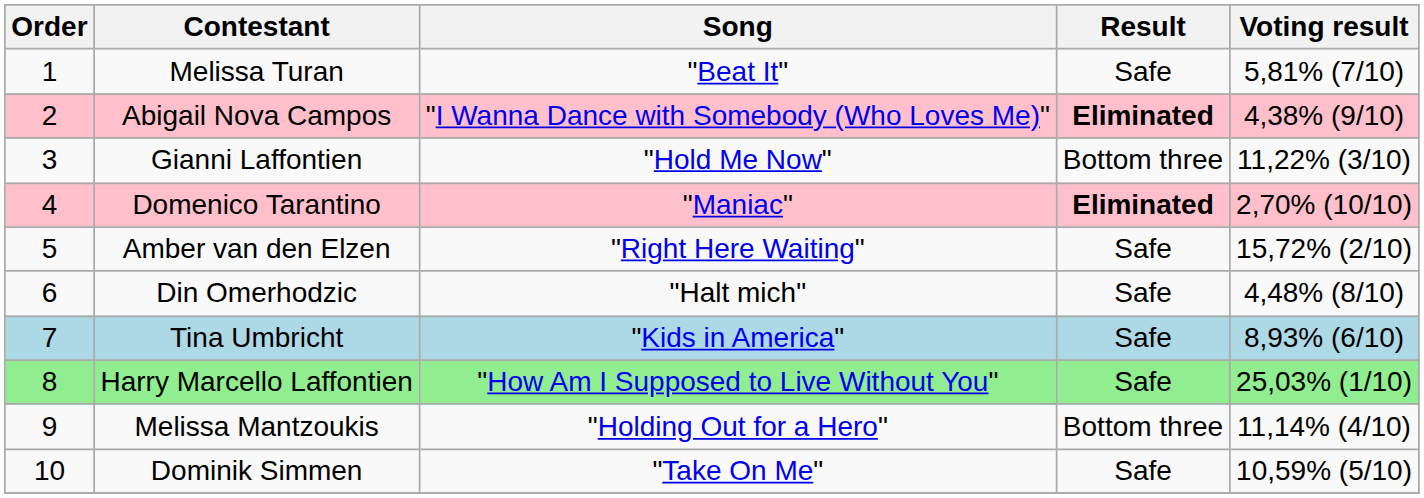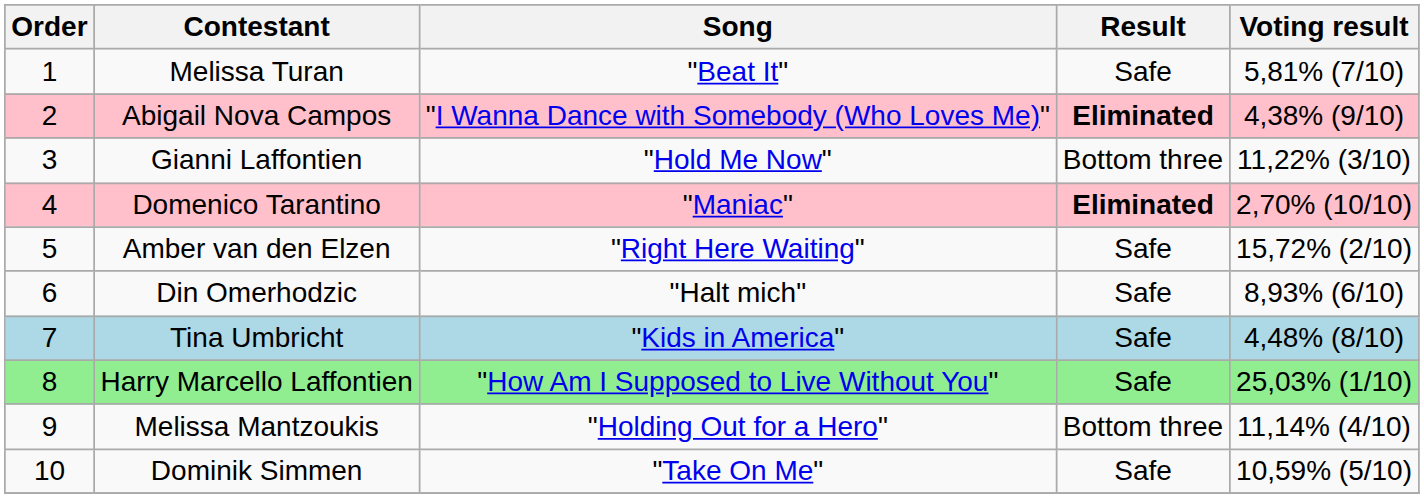(1324, 293) 4,48% (8/10) -> (1324, 293) 8,93% (6/10)
(1324, 337) 8,93% (6/10) -> (1324, 337) 4,48% (8/10)
